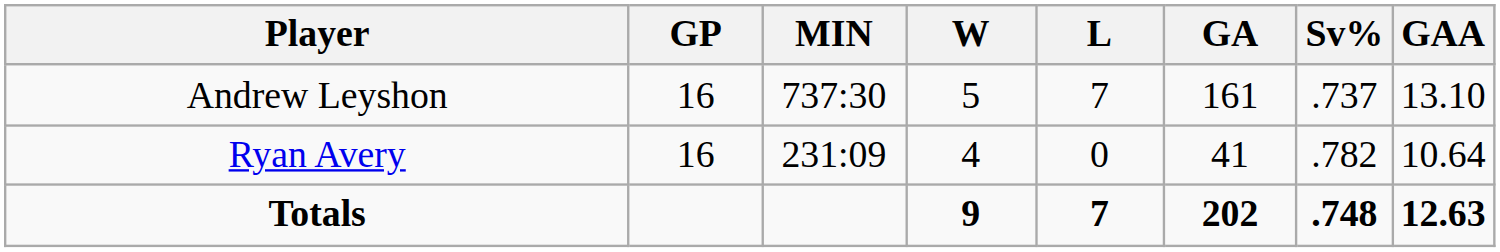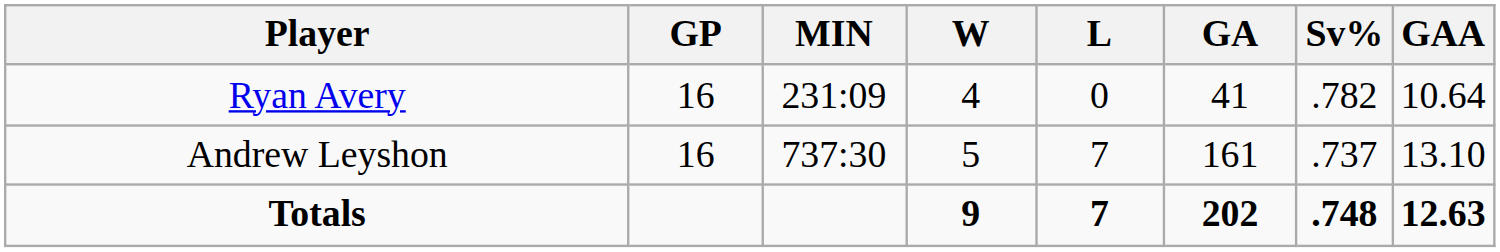rows swapped: (317, 94) <-> (317, 154)
